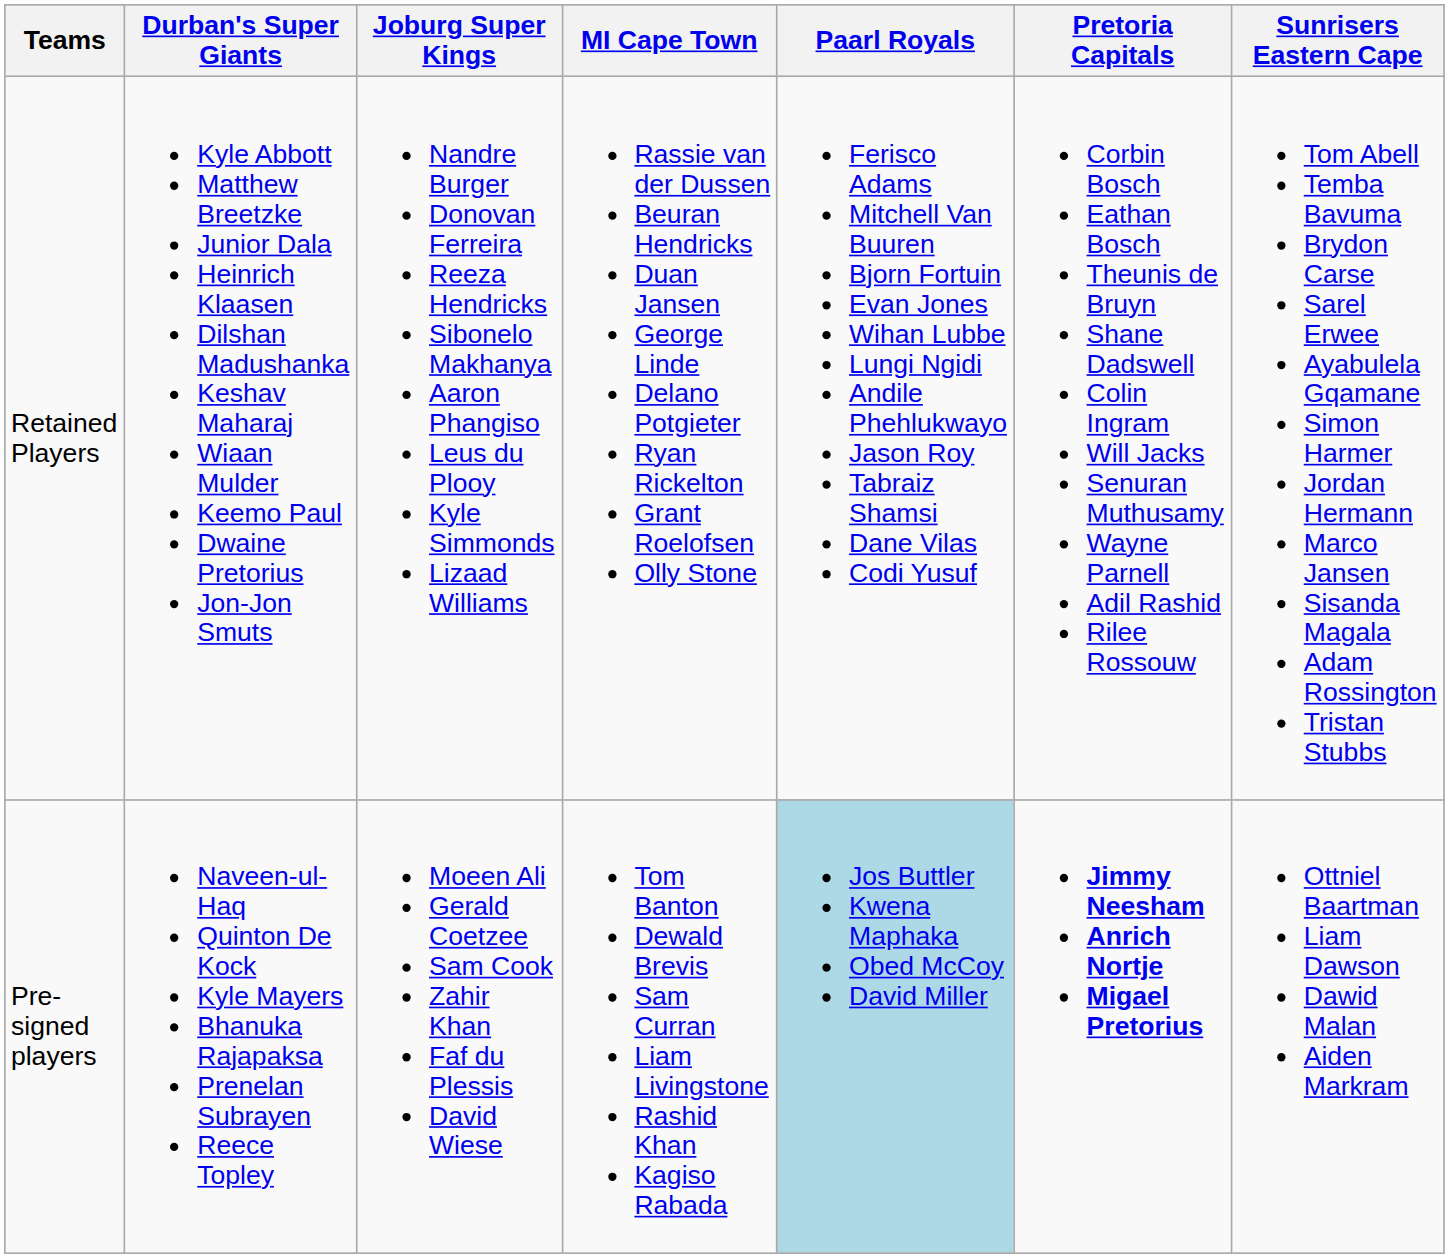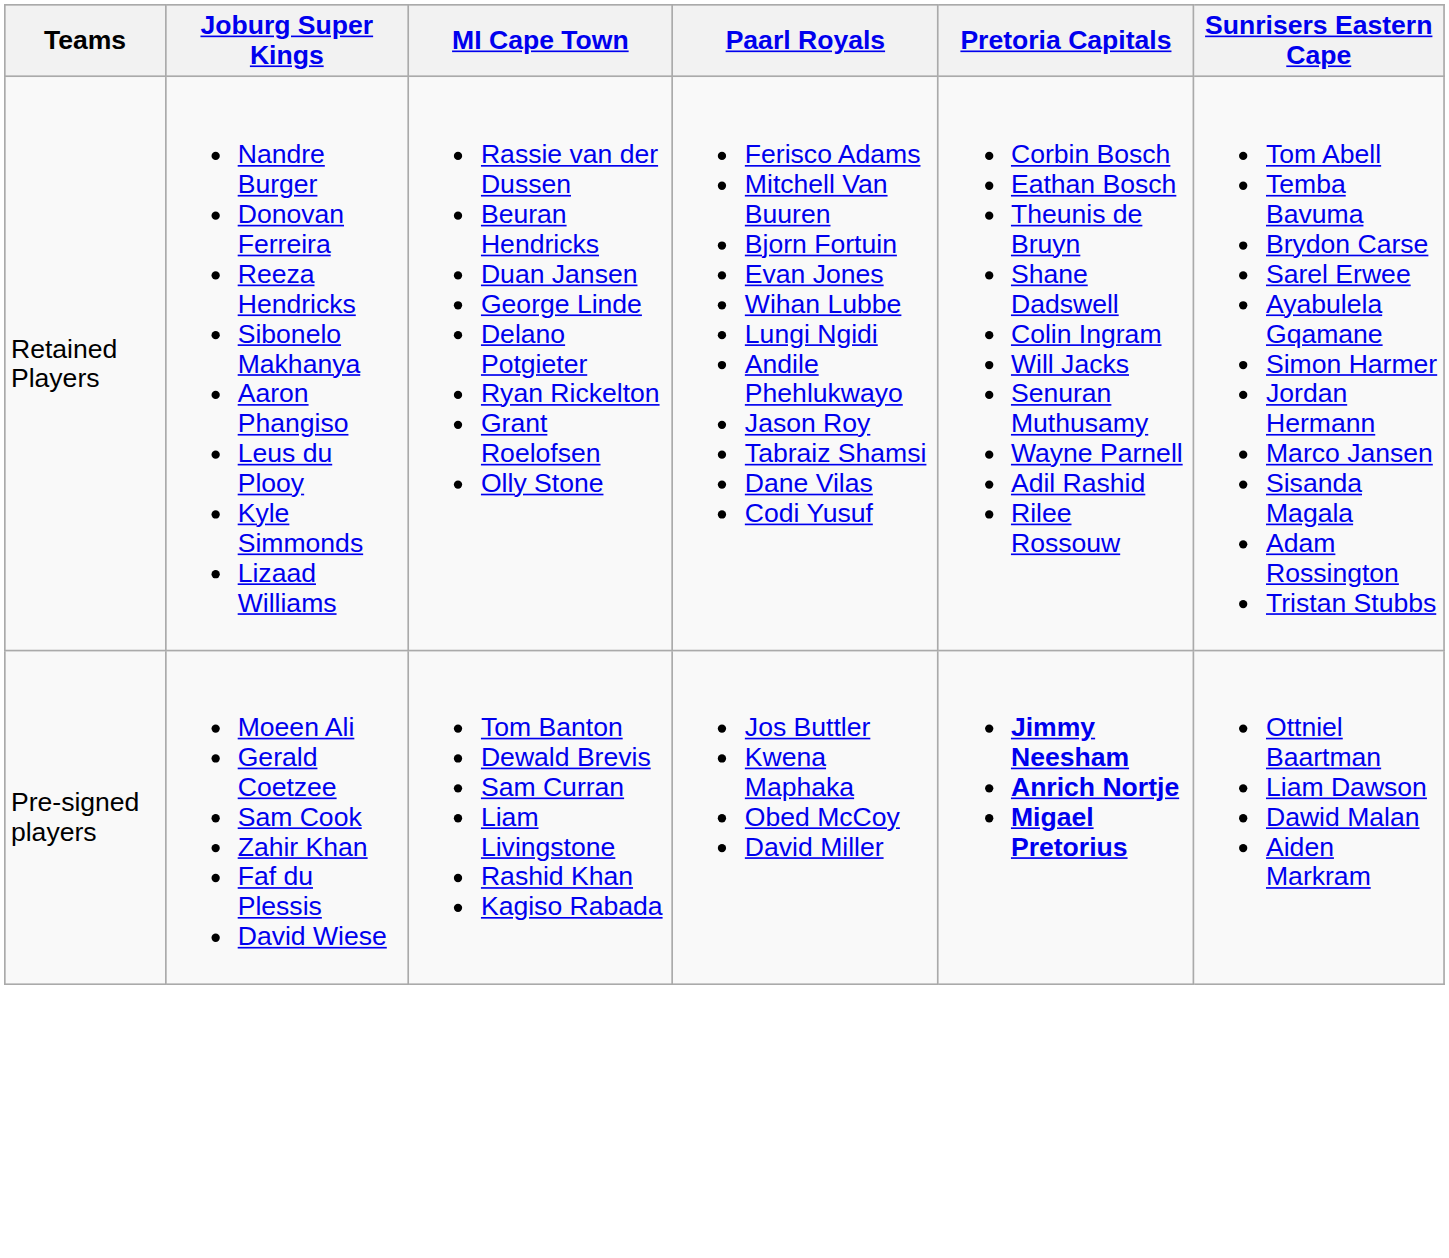- column: (241, 40)
(895, 937) lightblue background -> (805, 787) no background
